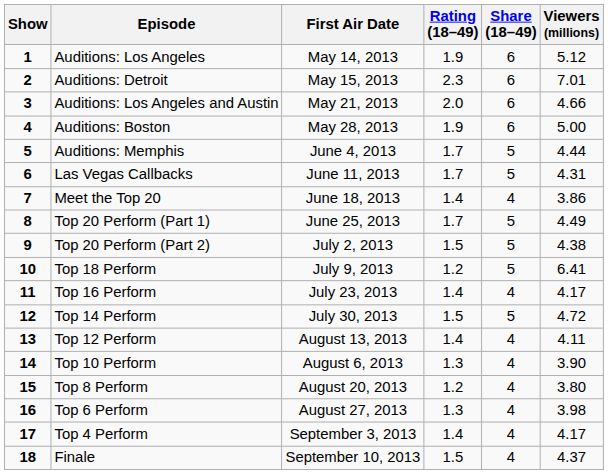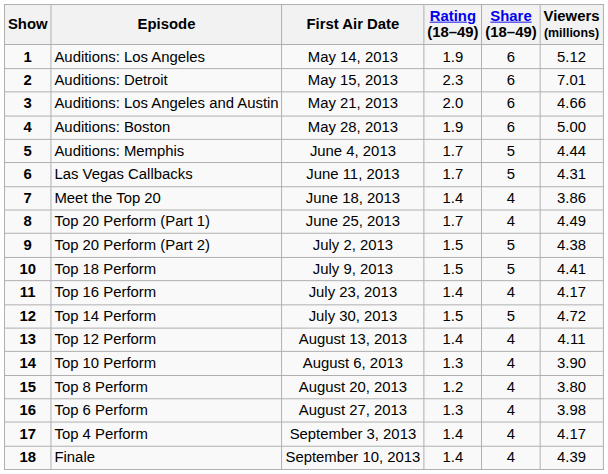(511, 221) 5 -> (511, 221) 4
(453, 269) 1.2 -> (453, 269) 1.5
(571, 269) 6.41 -> (571, 269) 4.41
(453, 457) 1.5 -> (453, 457) 1.4
(571, 457) 4.37 -> (571, 457) 4.39
